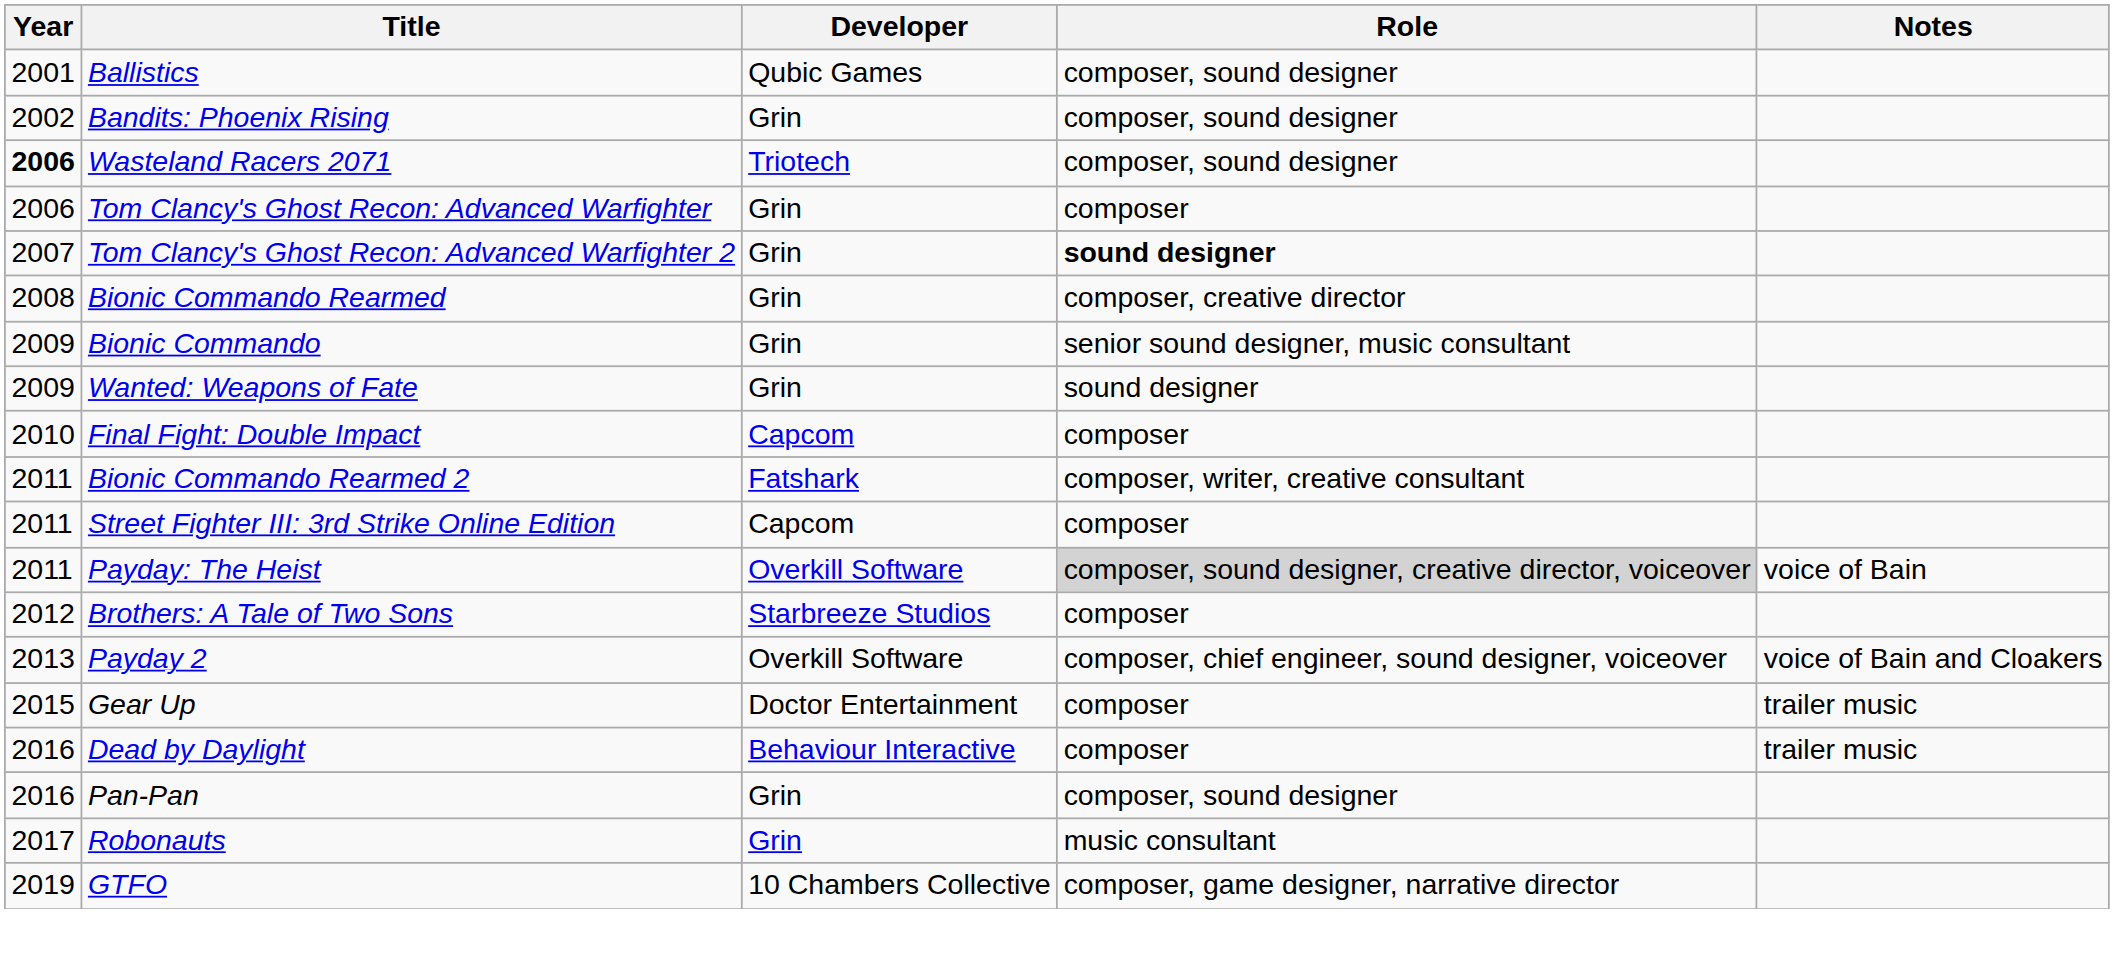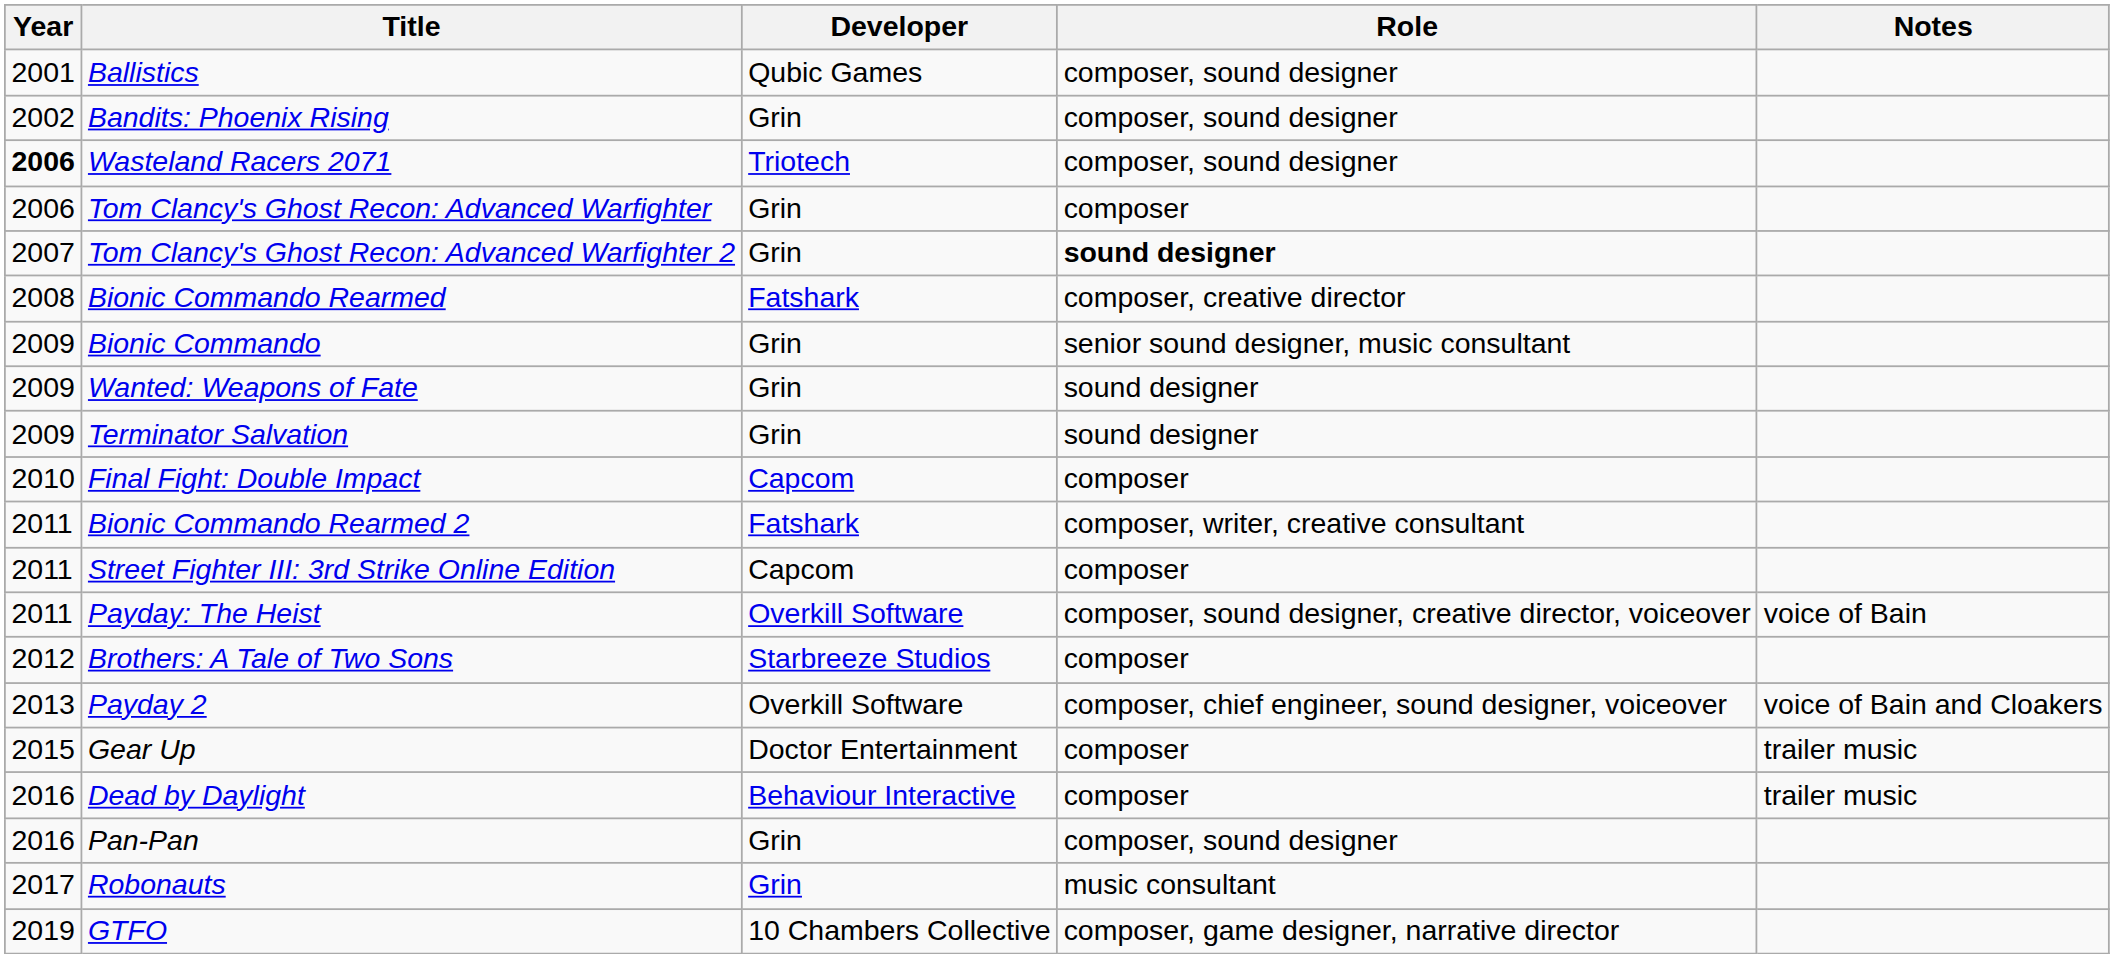(775, 298) Grin -> (804, 298) Fatshark
+ row: (218, 433)
(1407, 569) lightgrey background -> (1407, 614) no background
